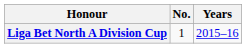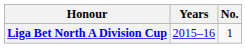columns swapped: (182, 14) <-> (217, 14)
